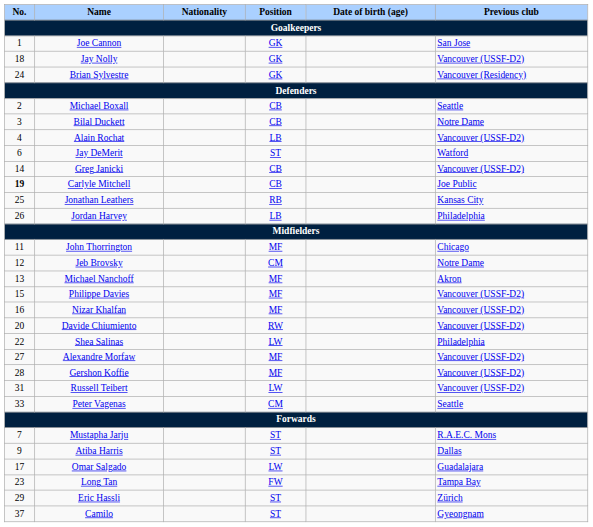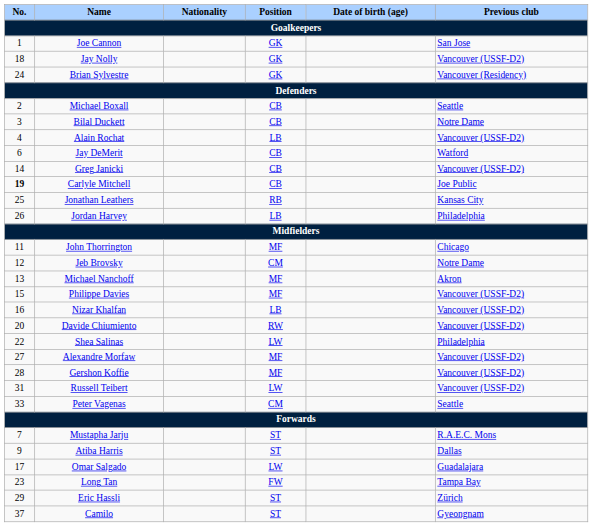(275, 153) ST -> (275, 153) CB
(275, 310) MF -> (275, 310) LB
